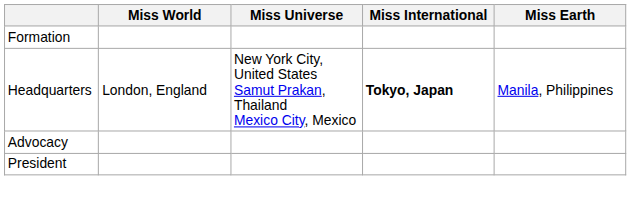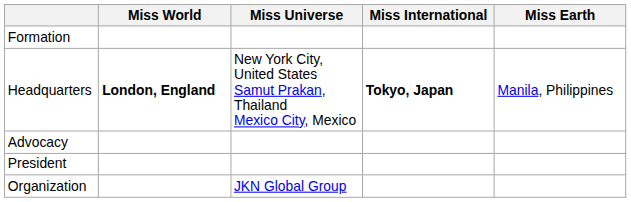(155, 90) normal -> (159, 90) bold
+ row: (47, 186)
